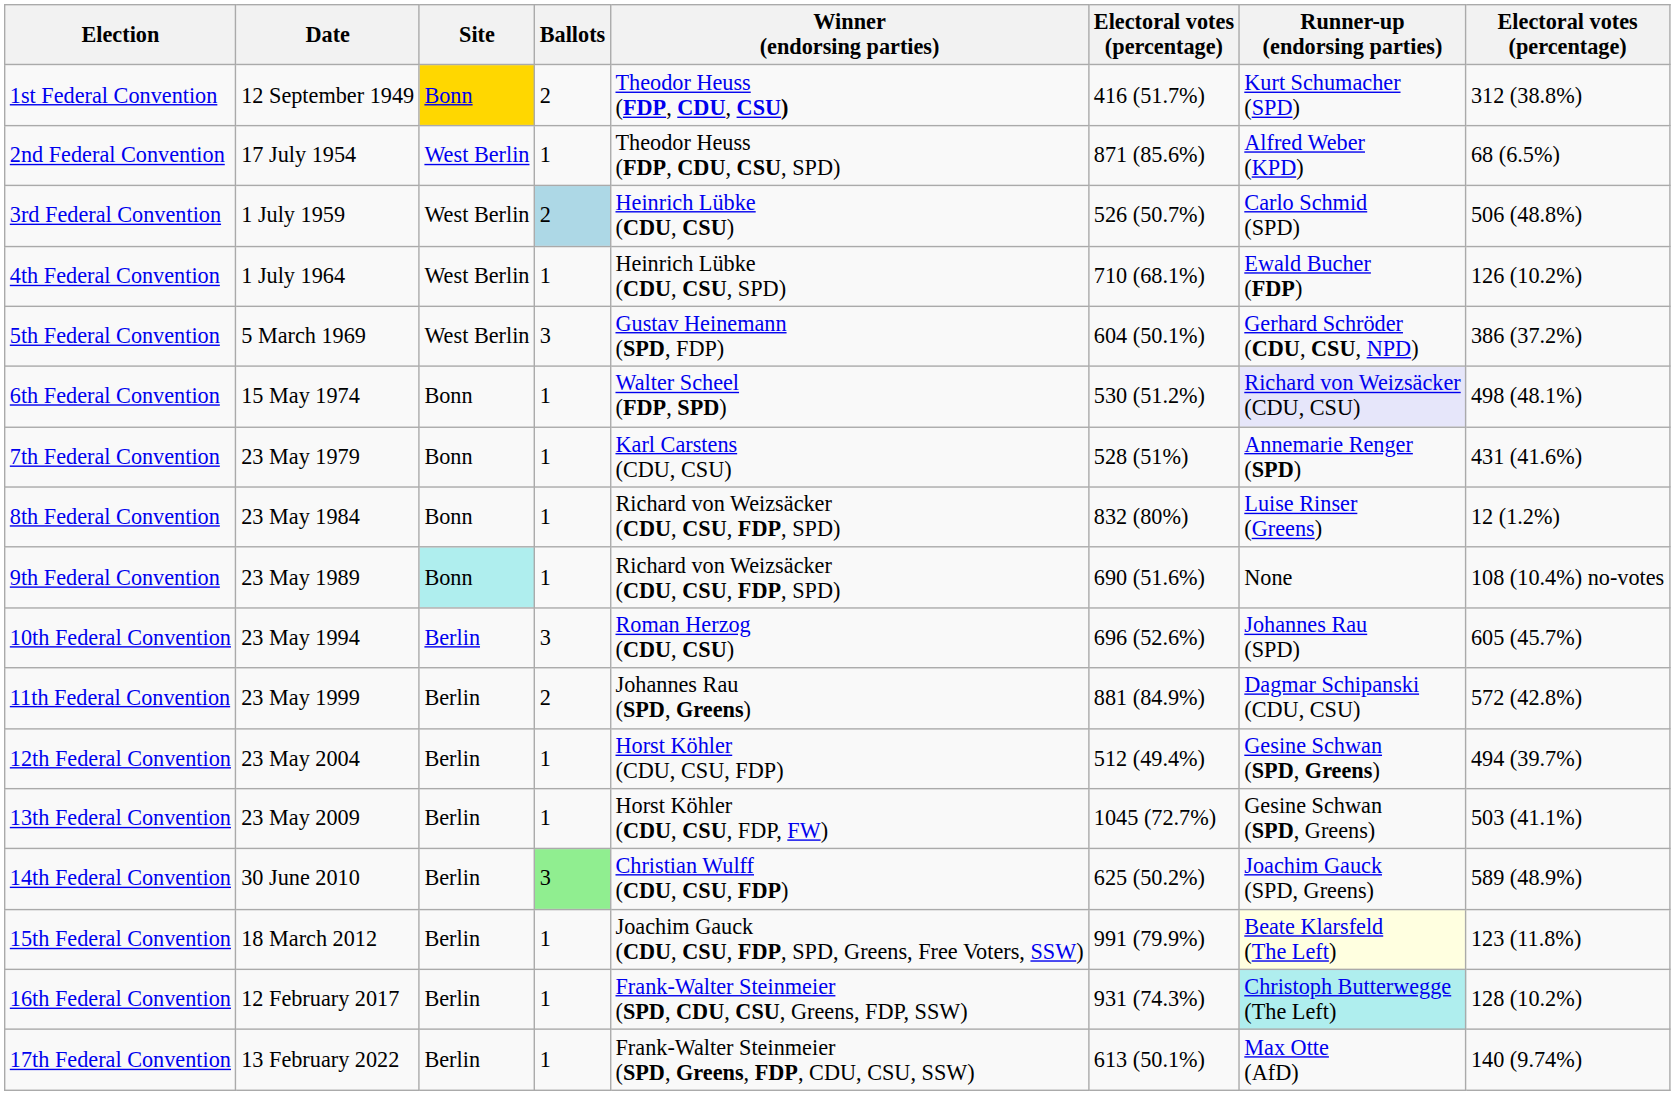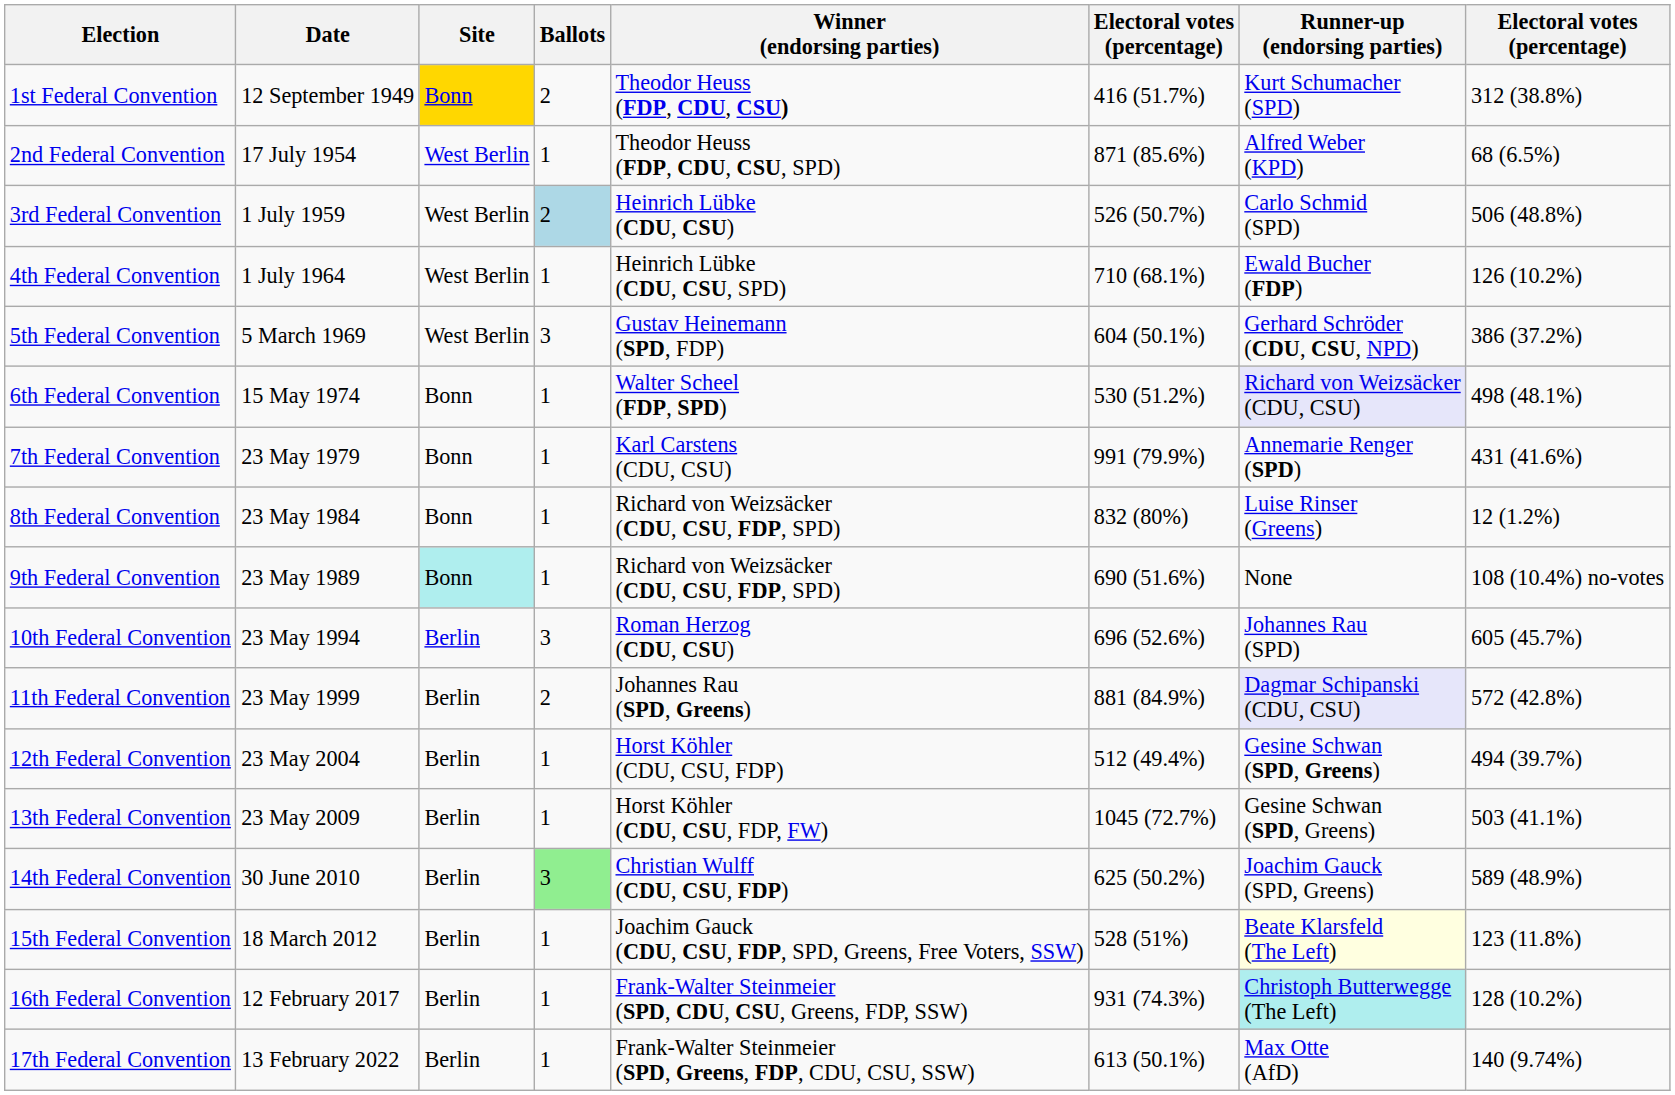(1141, 456) 528 (51%) -> (1149, 456) 991 (79.9%)
(1332, 697) no background -> (1332, 697) lavender background
(1149, 939) 991 (79.9%) -> (1141, 939) 528 (51%)
